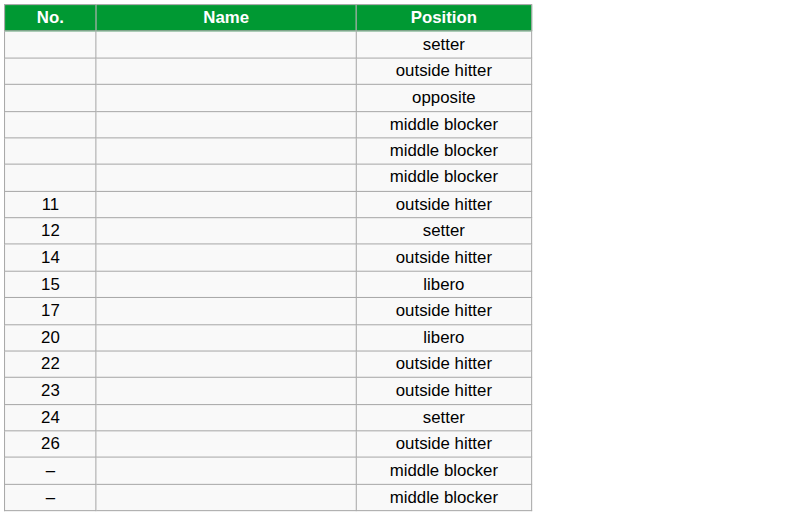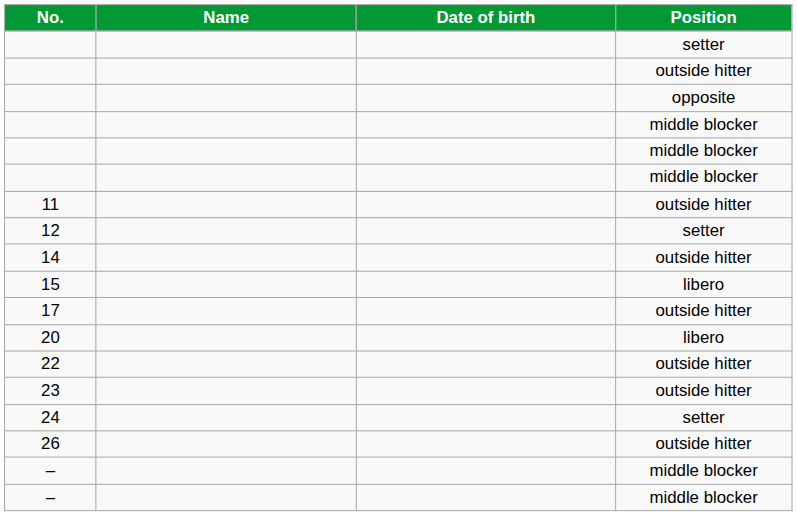+ column: (486, 17)
